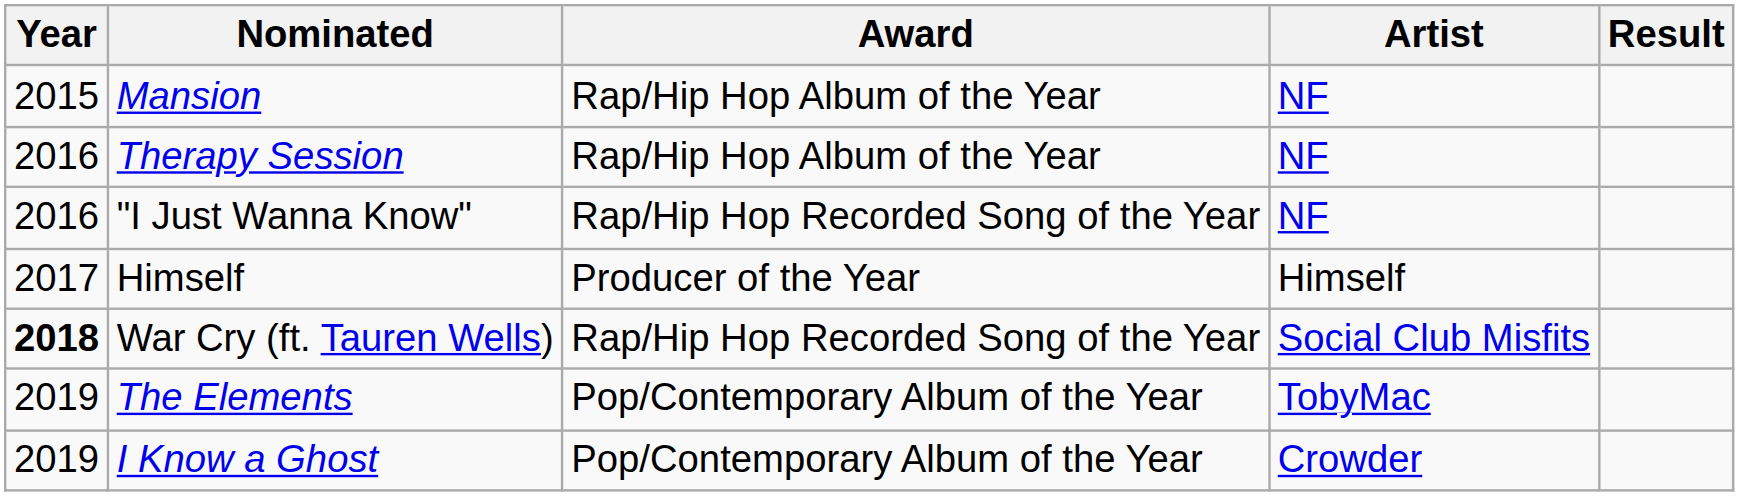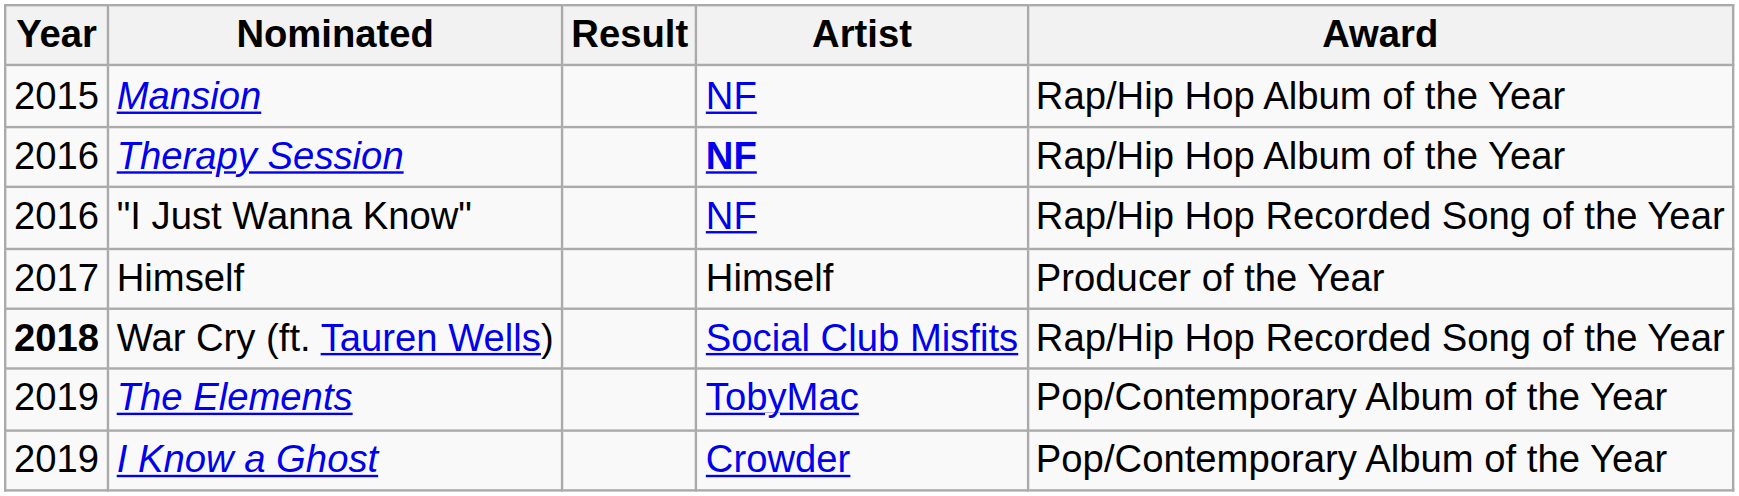columns swapped: (916, 34) <-> (1666, 34)
(1303, 156) normal -> (731, 156) bold
